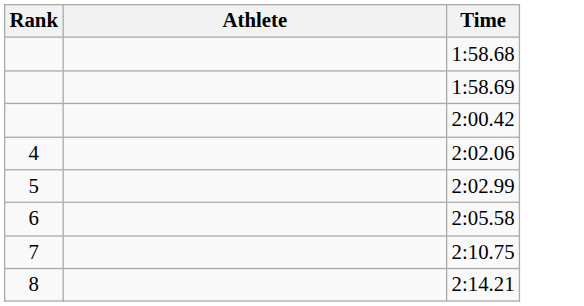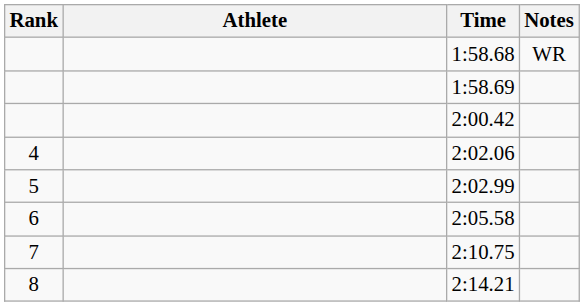+ column: (549, 20)
